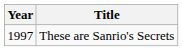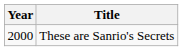(20, 35) 1997 -> (20, 35) 2000
